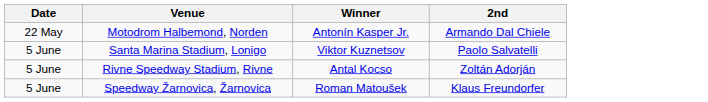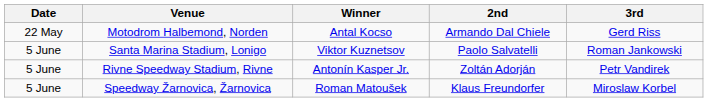+ column: (634, 13)
(361, 32) Antonín Kasper Jr. -> (361, 32) Antal Kocso
(361, 69) Antal Kocso -> (361, 69) Antonín Kasper Jr.
